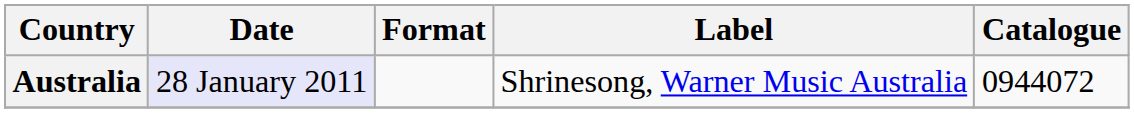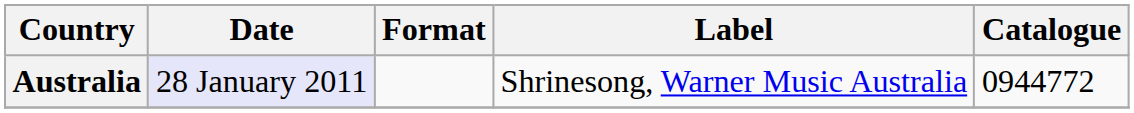(1038, 81) 0944072 -> (1038, 81) 0944772
